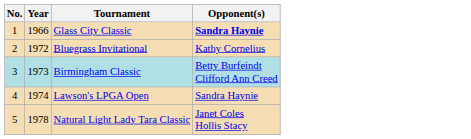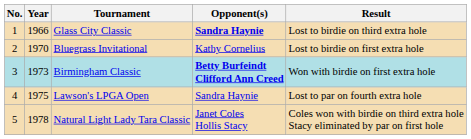+ column: (376, 13)
(38, 48) 1972 -> (38, 48) 1970
(236, 72) normal -> (239, 72) bold
(38, 96) 1974 -> (38, 96) 1975
